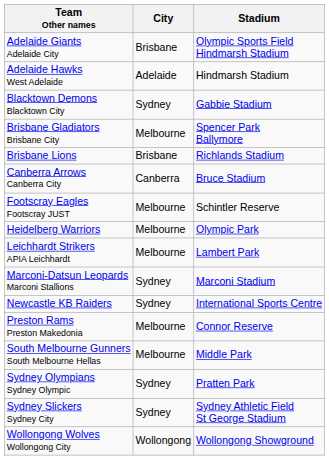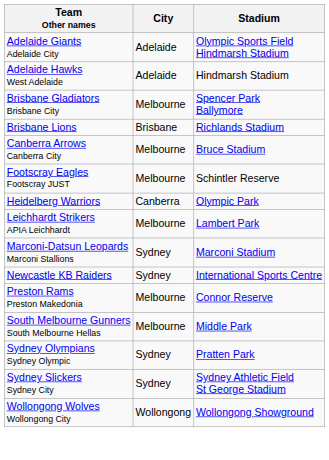(156, 47) Brisbane -> (156, 47) Adelaide
- row: (52, 104)
(158, 178) Canberra -> (160, 150) Melbourne
(160, 230) Melbourne -> (158, 201) Canberra
